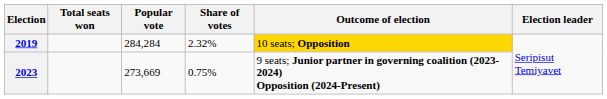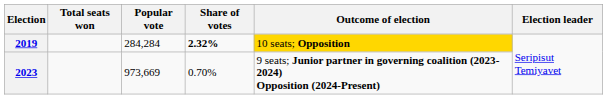(202, 43) normal -> (203, 43) bold
(142, 73) 273,669 -> (142, 73) 973,669
(202, 73) 0.75% -> (202, 73) 0.70%
